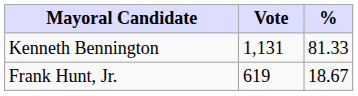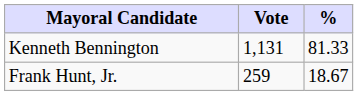(257, 76) 619 -> (257, 76) 259
